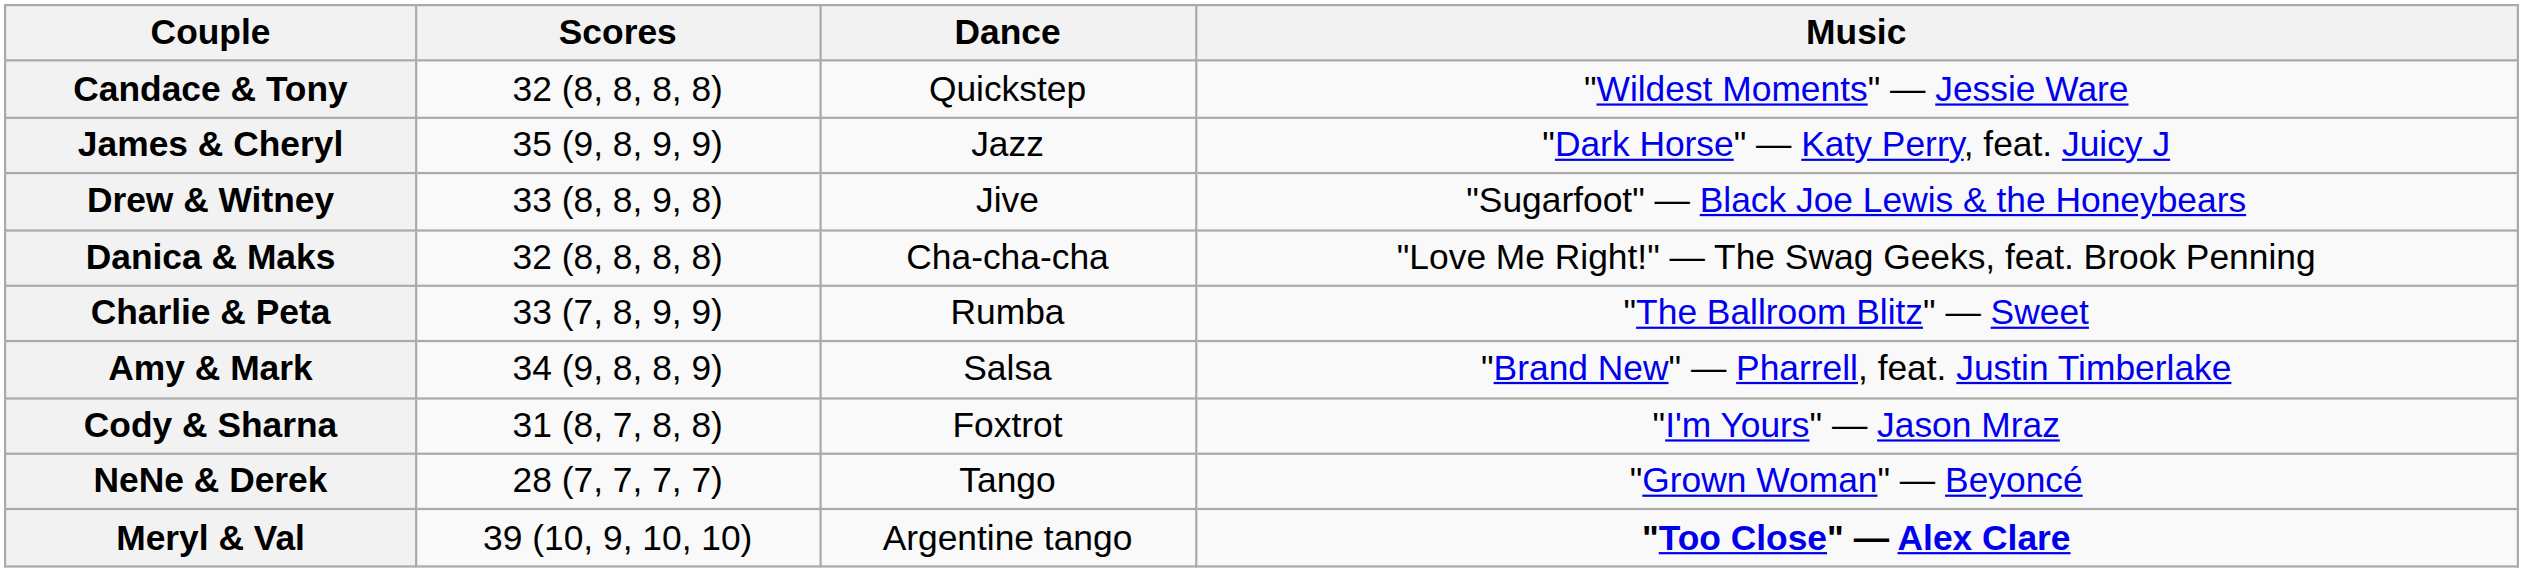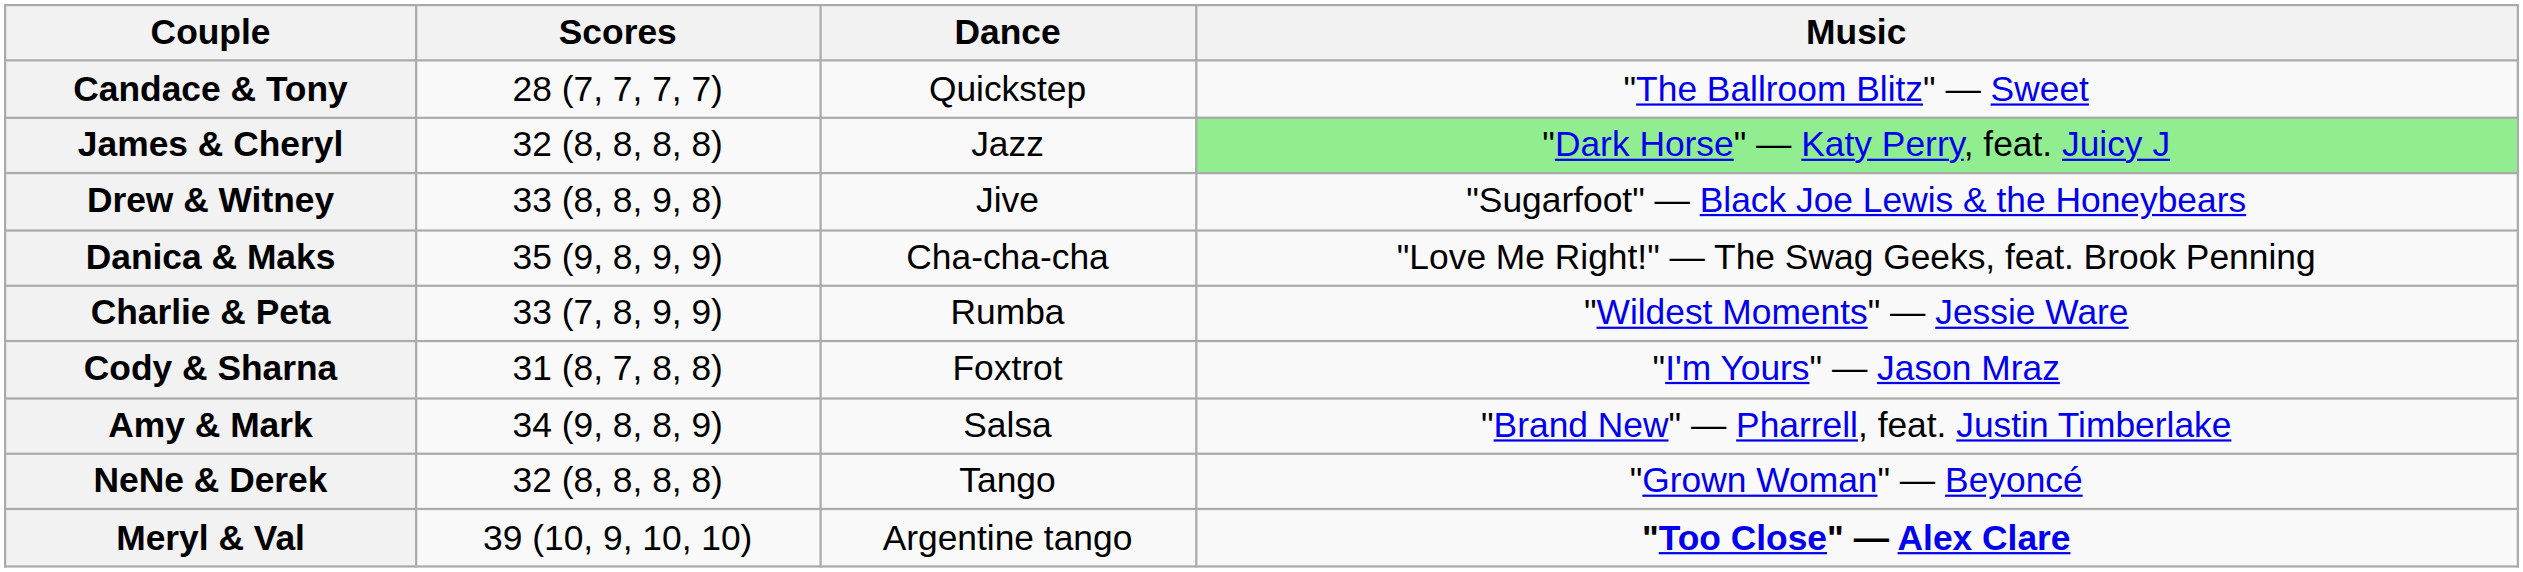(618, 88) 32 (8, 8, 8, 8) -> (618, 88) 28 (7, 7, 7, 7)
(1856, 88) "Wildest Moments" — Jessie Ware -> (1856, 88) "The Ballroom Blitz" — Sweet
(618, 144) 35 (9, 8, 9, 9) -> (618, 144) 32 (8, 8, 8, 8)
(1856, 144) no background -> (1856, 144) lightgreen background
(618, 256) 32 (8, 8, 8, 8) -> (618, 256) 35 (9, 8, 9, 9)
(1856, 312) "The Ballroom Blitz" — Sweet -> (1856, 312) "Wildest Moments" — Jessie Ware
rows swapped: (211, 369) <-> (211, 425)
(618, 481) 28 (7, 7, 7, 7) -> (618, 481) 32 (8, 8, 8, 8)
